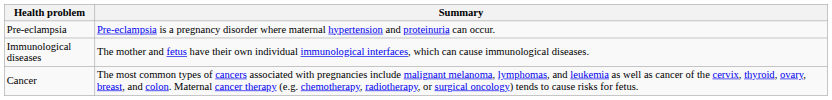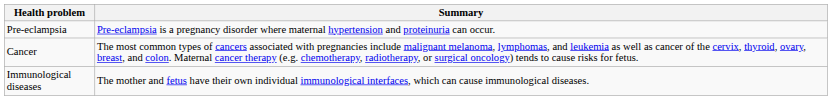rows swapped: (22, 80) <-> (39, 52)
